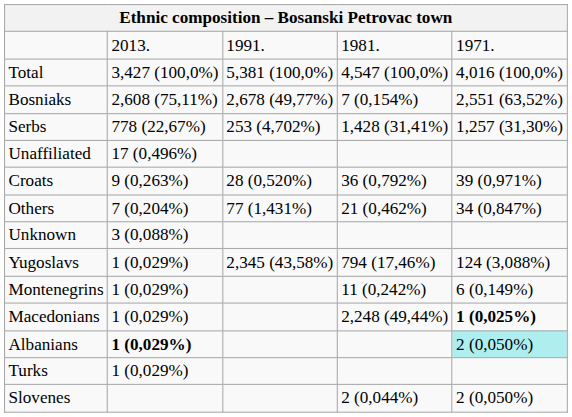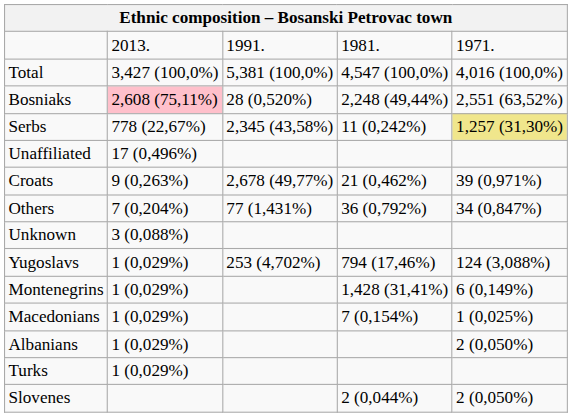(165, 99) no background -> (165, 99) pink background
(280, 99) 2,678 (49,77%) -> (269, 99) 28 (0,520%)
(380, 99) 7 (0,154%) -> (395, 99) 2,248 (49,44%)
(273, 126) 253 (4,702%) -> (280, 126) 2,345 (43,58%)
(395, 126) 1,428 (31,41%) -> (384, 126) 11 (0,242%)
(510, 126) no background -> (510, 126) khaki background
(269, 180) 28 (0,520%) -> (280, 180) 2,678 (49,77%)
(384, 180) 36 (0,792%) -> (384, 180) 21 (0,462%)
(384, 208) 21 (0,462%) -> (384, 208) 36 (0,792%)
(280, 262) 2,345 (43,58%) -> (273, 262) 253 (4,702%)
(384, 289) 11 (0,242%) -> (395, 289) 1,428 (31,41%)
(395, 316) 2,248 (49,44%) -> (380, 316) 7 (0,154%)
(496, 316) bold -> (495, 316) normal
(151, 343) bold -> (150, 343) normal
(495, 343) paleturquoise background -> (495, 343) no background
